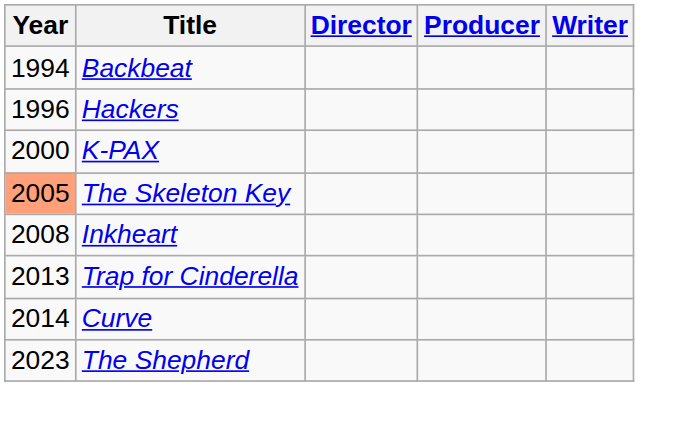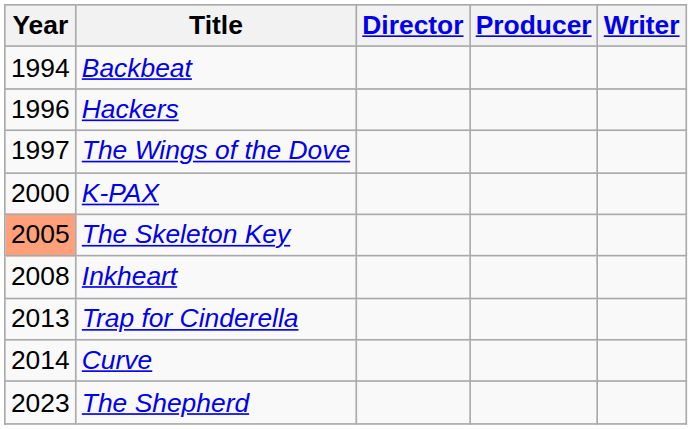+ row: (216, 151)
